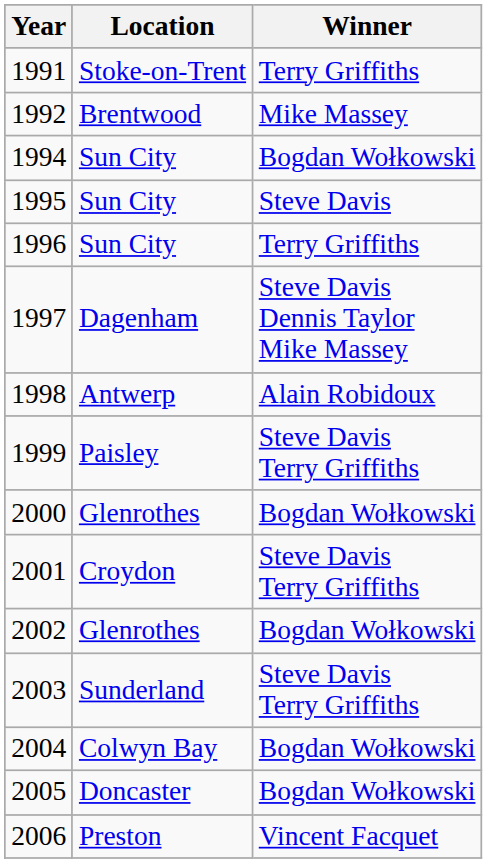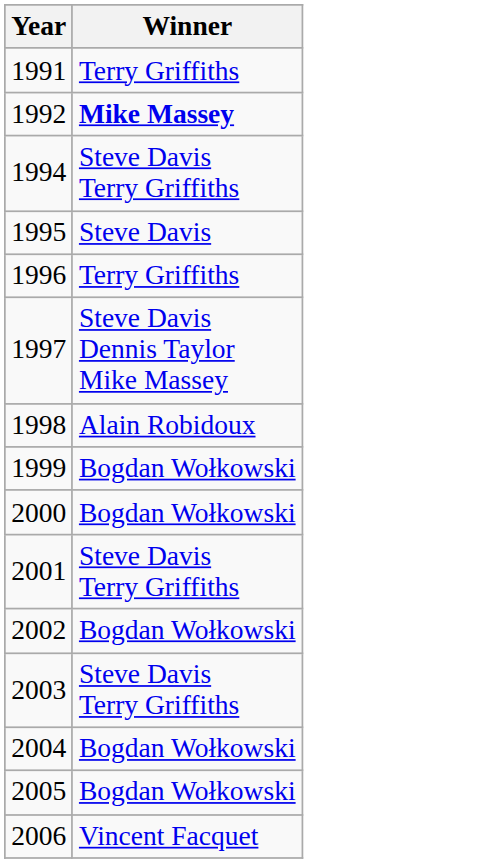- column: (162, 26)
(333, 113) normal -> (157, 113) bold
(367, 157) Bogdan Wołkowski -> (159, 172) Steve Davis Terry Griffiths
(339, 452) Steve Davis Terry Griffiths -> (187, 468) Bogdan Wołkowski
